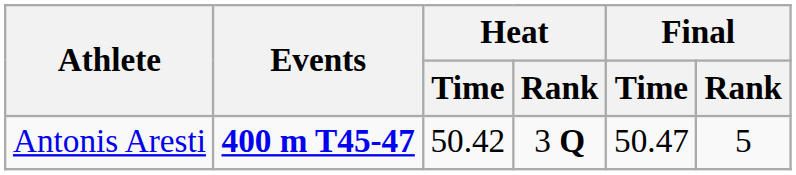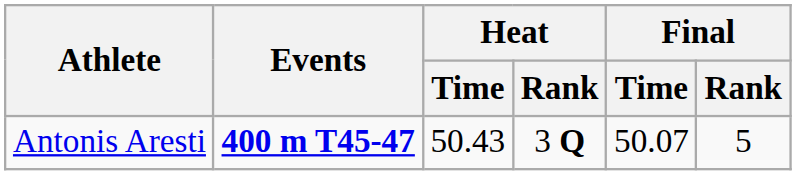(468, 142) 50.42 -> (468, 142) 50.43
(652, 142) 50.47 -> (652, 142) 50.07
